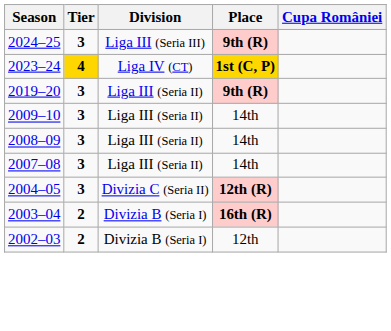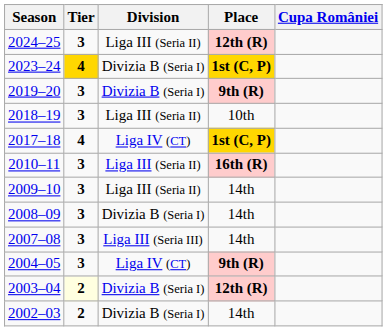(155, 41) Liga III (Seria III) -> (153, 41) Liga III (Seria II)
(245, 41) 9th (R) -> (241, 41) 12th (R)
(155, 66) Liga IV (CT) -> (153, 66) Divizia B (Seria I)
(155, 91) Liga III (Seria II) -> (153, 91) Divizia B (Seria I)
+ row: (34, 116)
+ row: (34, 140)
+ row: (34, 165)
(155, 140) Liga III (Seria II) -> (153, 214) Divizia B (Seria I)
(155, 165) Liga III (Seria II) -> (153, 239) Liga III (Seria III)
(155, 190) Divizia C (Seria II) -> (153, 264) Liga IV (CT)
(245, 190) 12th (R) -> (241, 264) 9th (R)
(81, 214) no background -> (81, 288) lightyellow background
(245, 214) 16th (R) -> (241, 288) 12th (R)
(245, 239) 12th -> (241, 313) 14th
